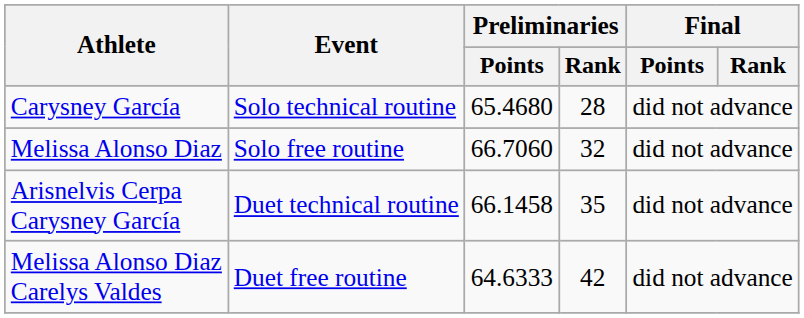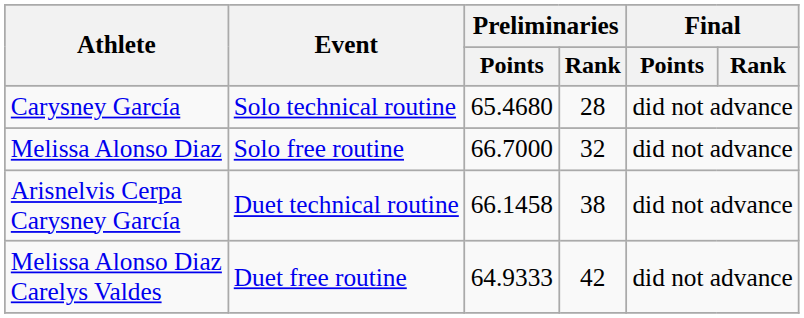(512, 148) 66.7060 -> (512, 148) 66.7000
(593, 205) 35 -> (593, 205) 38
(512, 277) 64.6333 -> (512, 277) 64.9333
